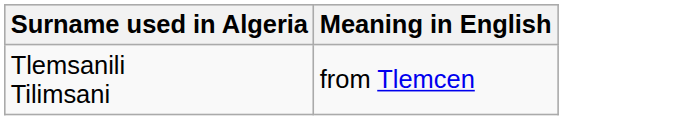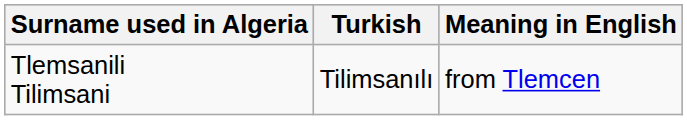+ column: (377, 24)
